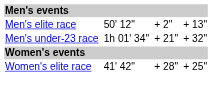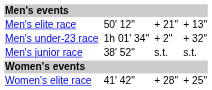(163, 24) + 2" -> (166, 24) + 21"
(166, 39) + 21" -> (163, 39) + 2"
+ row: (44, 53)
